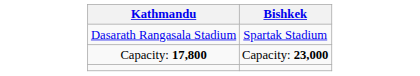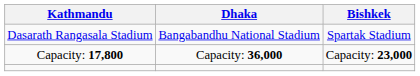+ column: (239, 14)
